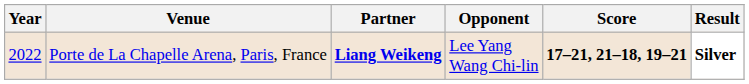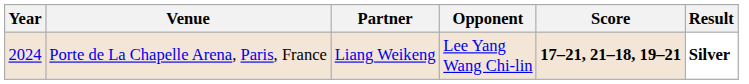(25, 55) 2022 -> (25, 55) 2024
(388, 55) bold -> (385, 55) normal
